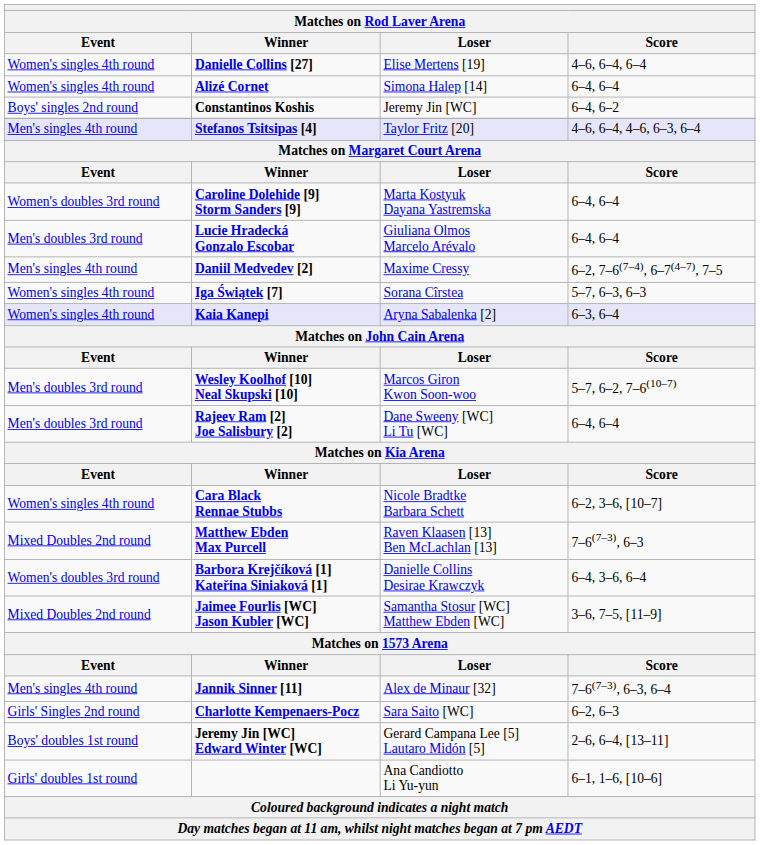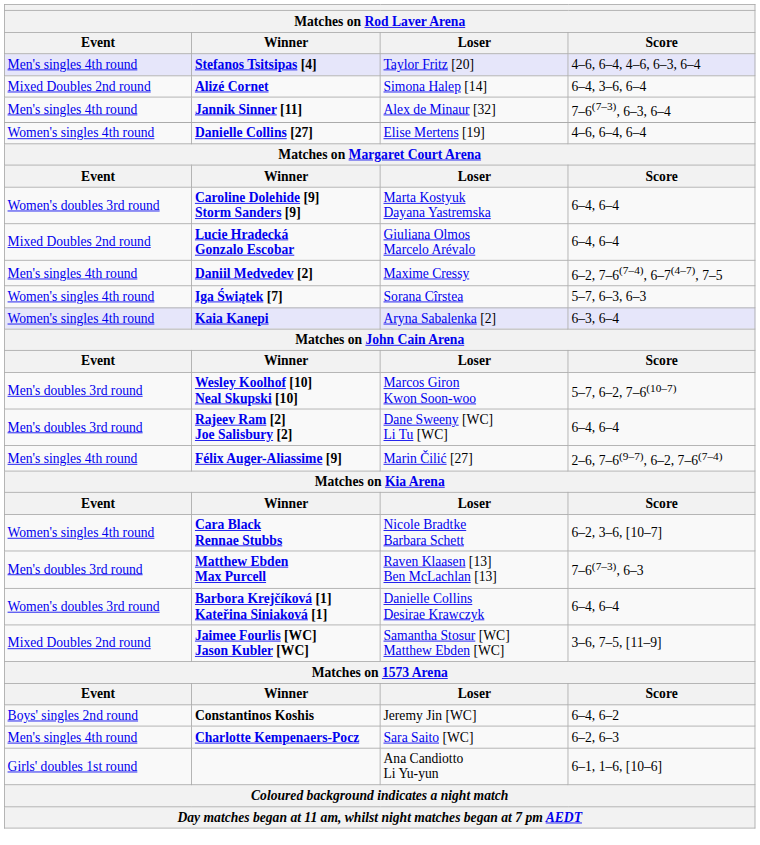rows swapped: (254, 64) <-> (256, 129)
(81, 86) Women's singles 4th round -> (79, 86) Mixed Doubles 2nd round
(595, 86) 6–4, 6–4 -> (609, 86) 6–4, 3–6, 6–4
rows swapped: (248, 688) <-> (254, 107)
(75, 238) Men's doubles 3rd round -> (79, 242) Mixed Doubles 2nd round
+ row: (268, 458)
(79, 540) Mixed Doubles 2nd round -> (75, 569) Men's doubles 3rd round
(609, 577) 6–4, 3–6, 6–4 -> (595, 606) 6–4, 6–4
(74, 712) Girls' Singles 2nd round -> (72, 737) Men's singles 4th round
- row: (258, 741)
